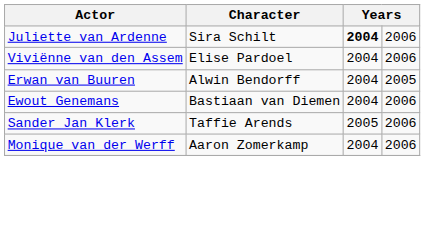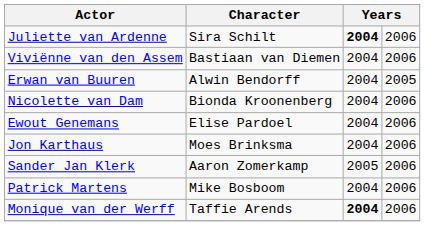(241, 59) Elise Pardoel -> (265, 59) Bastiaan van Diemen
+ row: (75, 102)
(265, 102) Bastiaan van Diemen -> (241, 123) Elise Pardoel
+ row: (55, 145)
(241, 123) Taffie Arends -> (249, 167) Aaron Zomerkamp
+ row: (67, 188)
(249, 145) Aaron Zomerkamp -> (241, 210) Taffie Arends
(362, 145) normal -> (362, 210) bold
